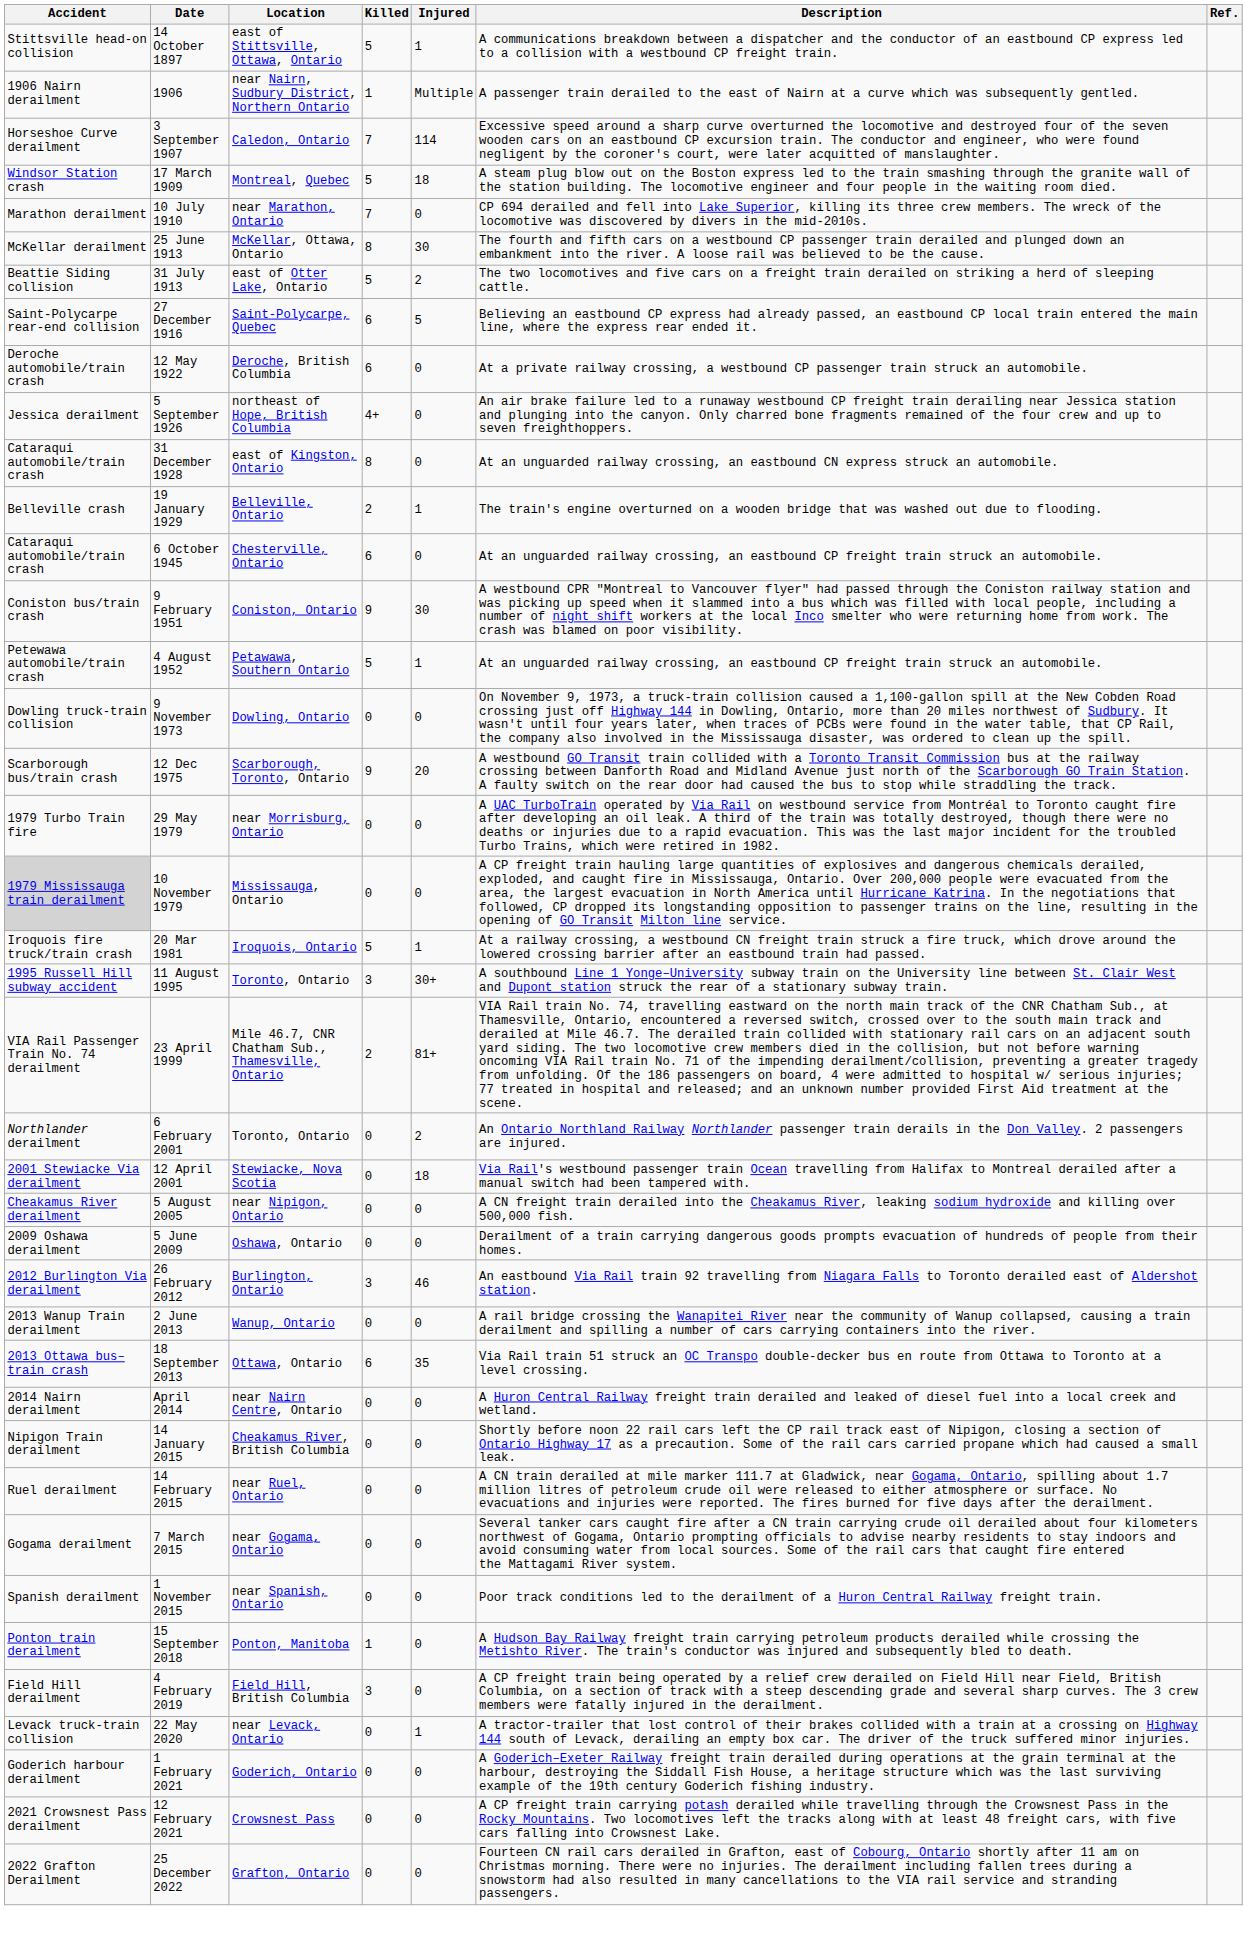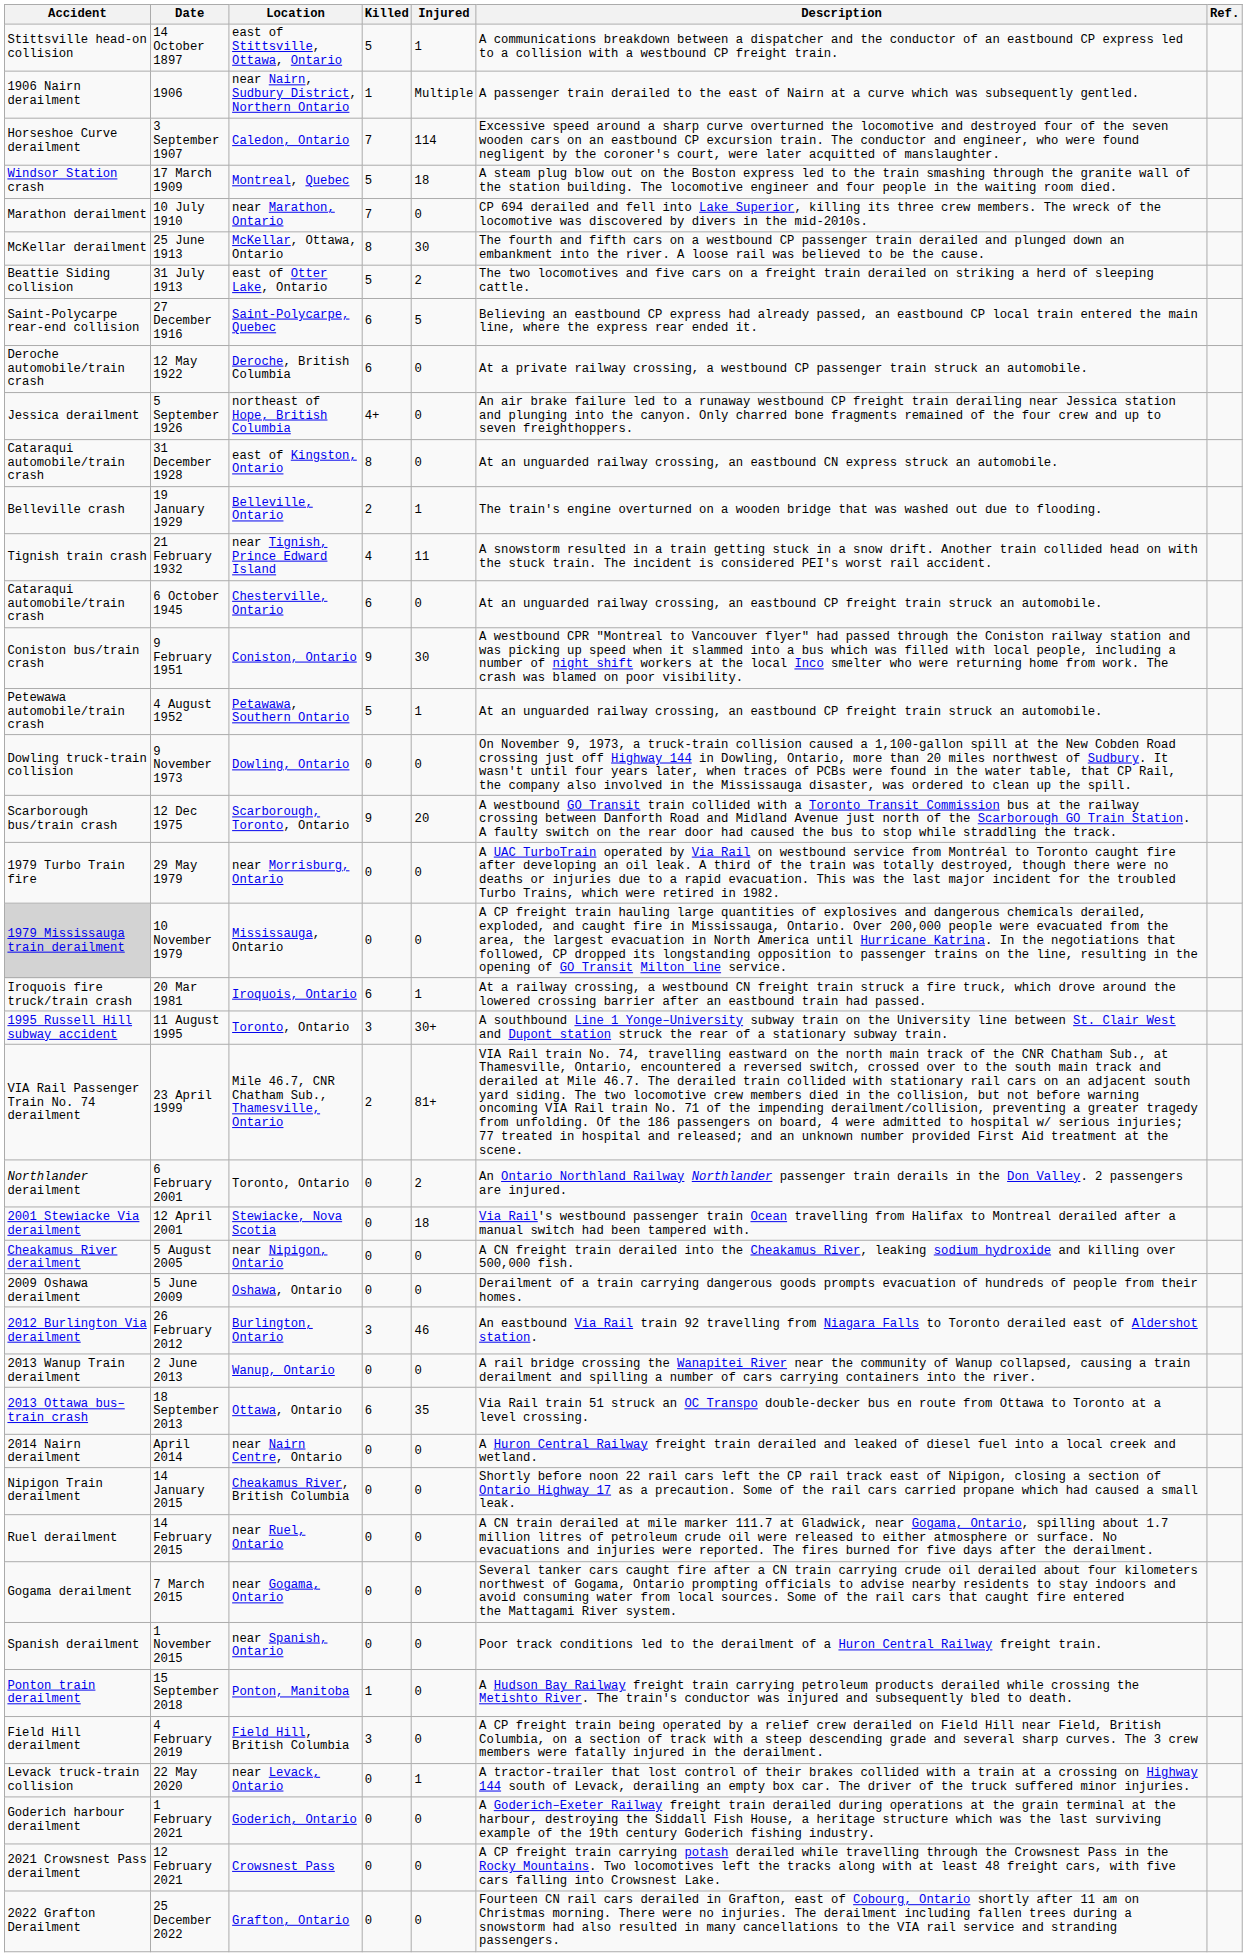+ row: (183, 557)
(368, 948) 5 -> (368, 995) 6
